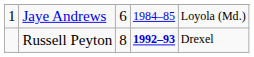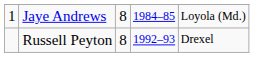(123, 16) 6 -> (123, 16) 8
(154, 40) bold -> (154, 40) normal
